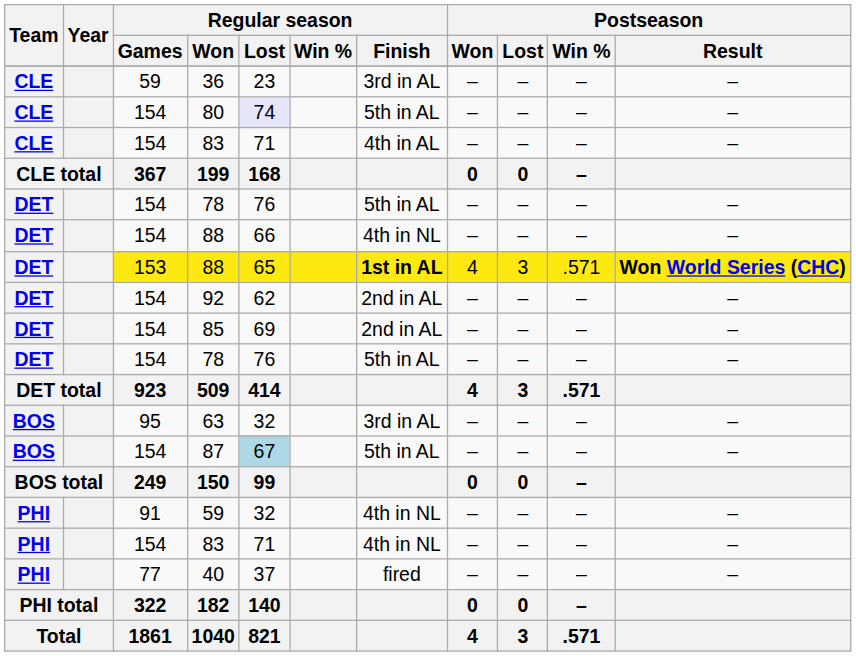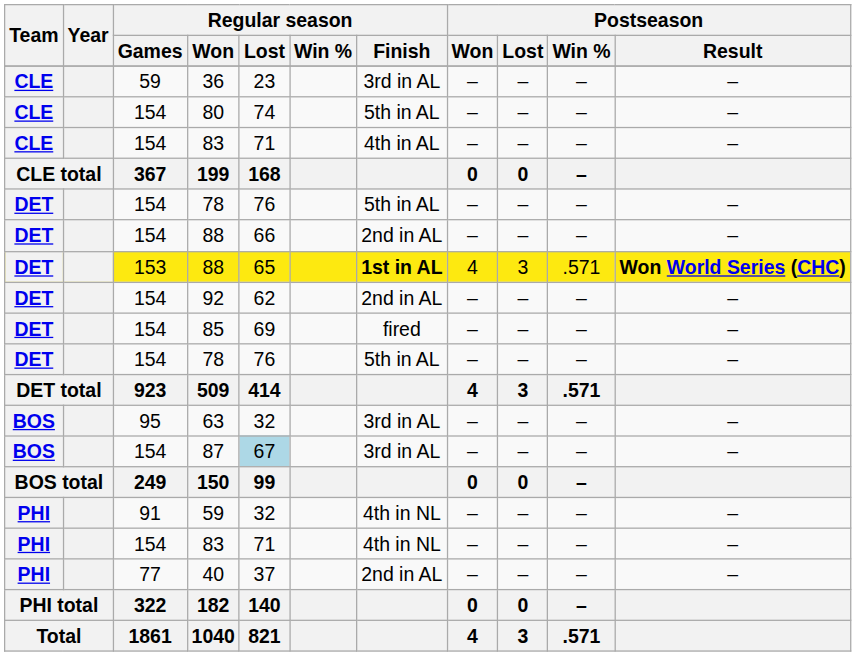(264, 113) lavender background -> (264, 113) no background
(402, 236) 4th in NL -> (402, 236) 2nd in AL
(402, 328) 2nd in AL -> (402, 328) fired
(402, 451) 5th in AL -> (402, 451) 3rd in AL
(402, 575) fired -> (402, 575) 2nd in AL
